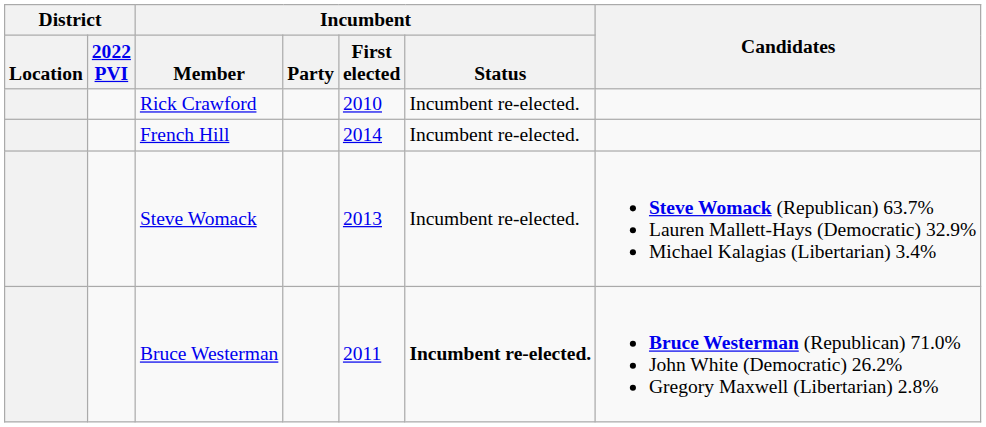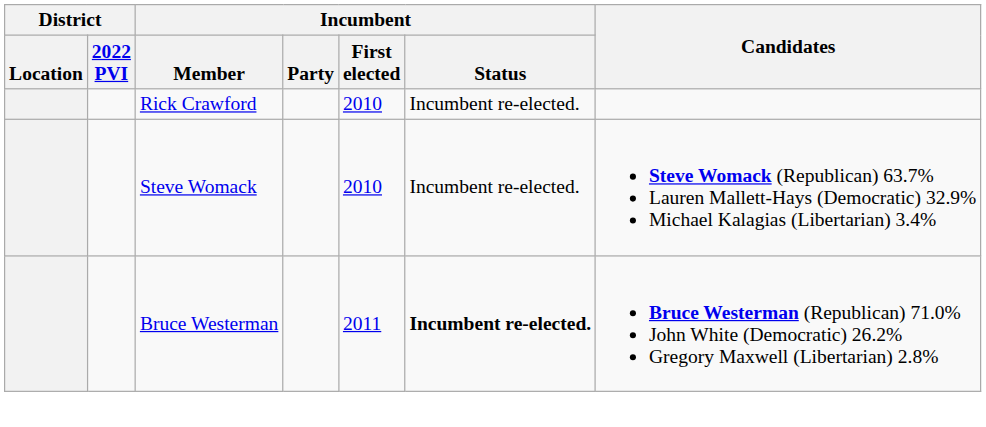- row: (185, 134)
(362, 218) 2013 -> (362, 187) 2010
